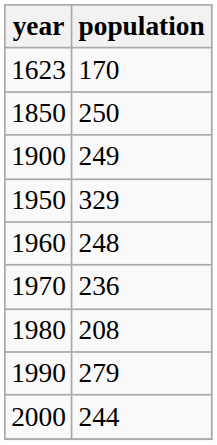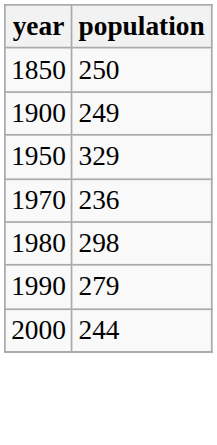- row: (39, 69)
- row: (39, 243)
(99, 329) 208 -> (99, 243) 298
